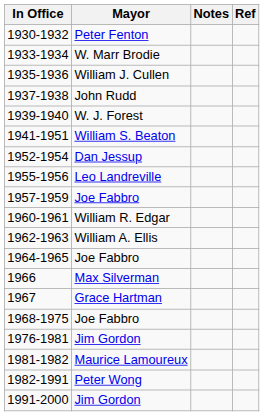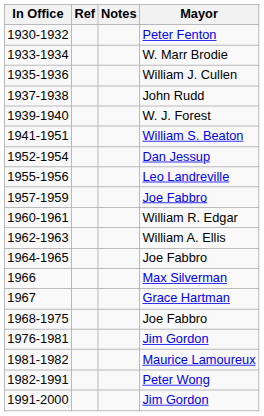columns swapped: (131, 14) <-> (245, 14)
